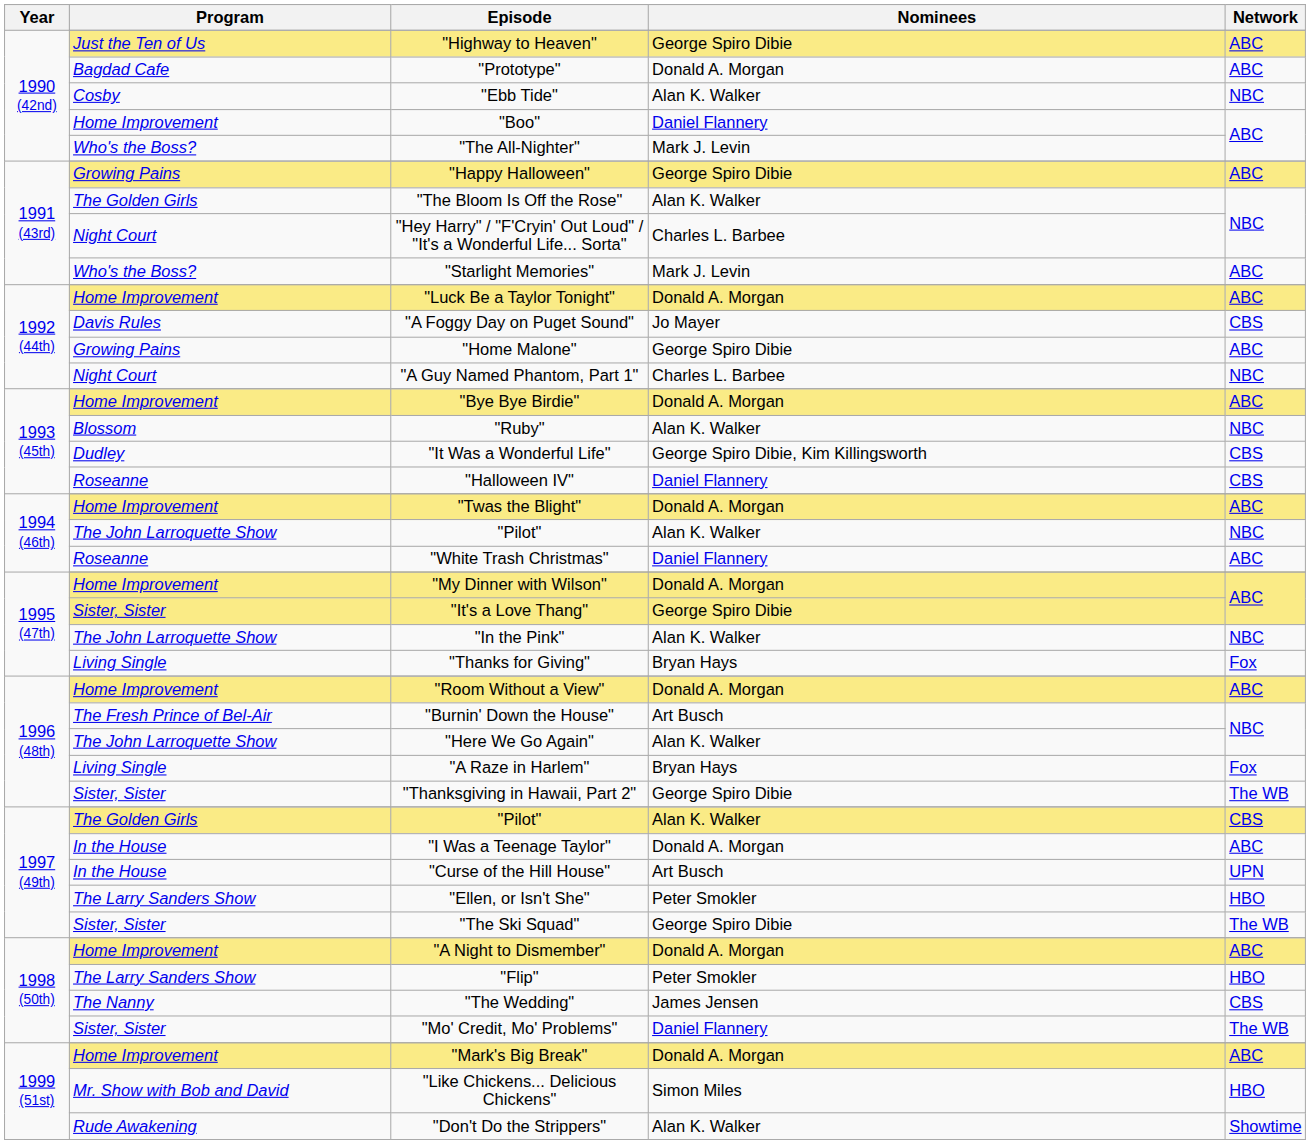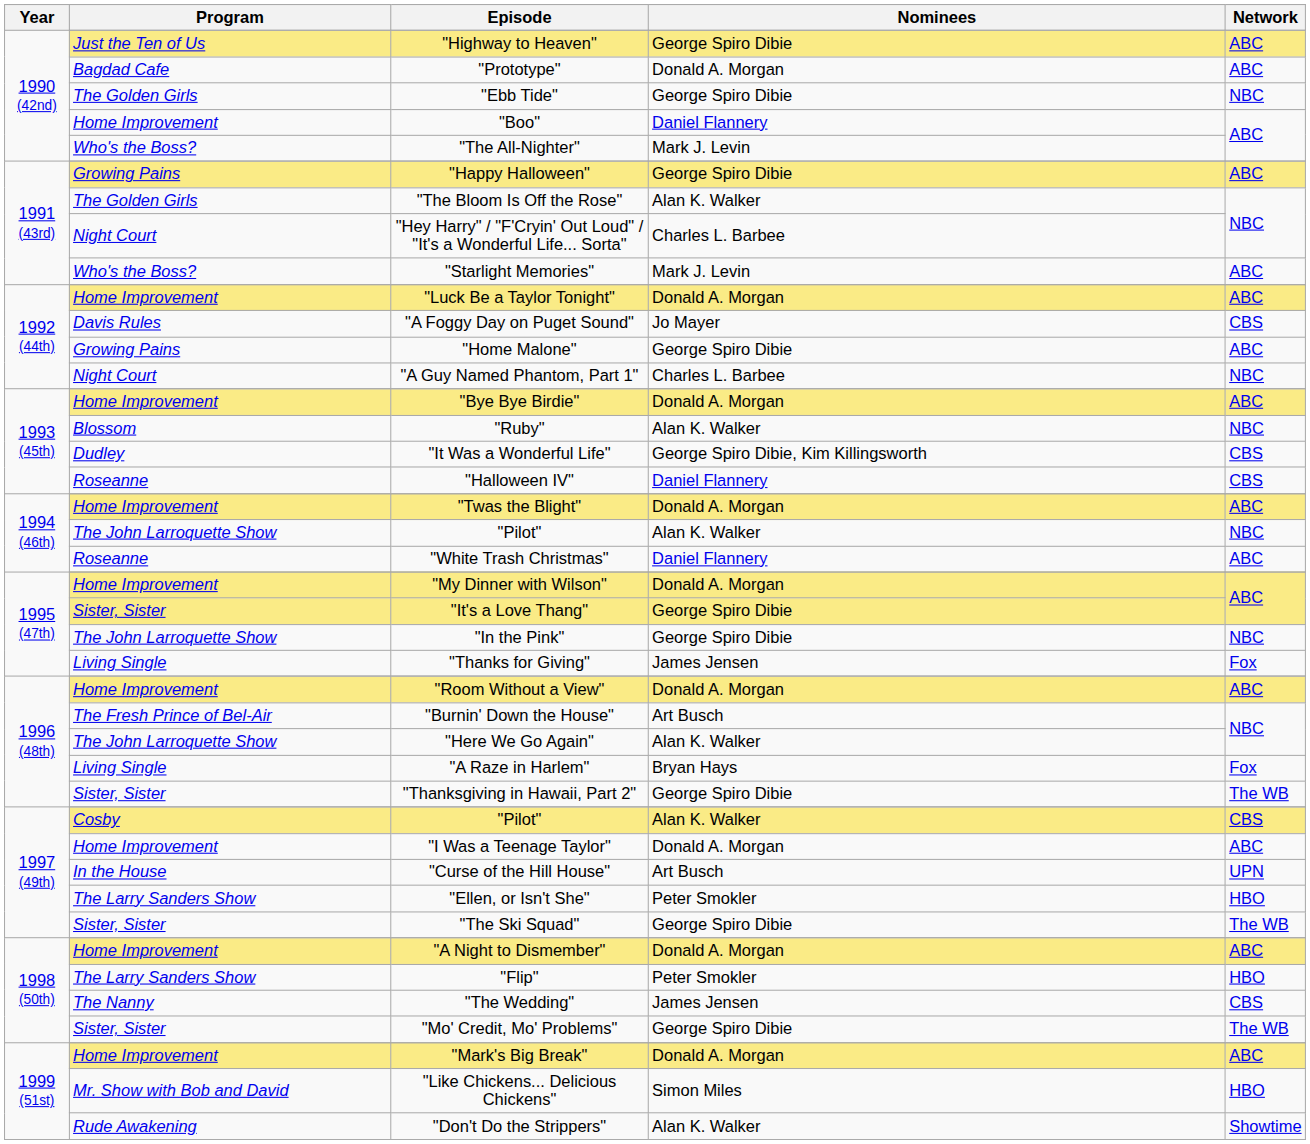(96, 95) Cosby -> (135, 95) The Golden Girls
(706, 95) Alan K. Walker -> (722, 95) George Spiro Dibie
(706, 637) Alan K. Walker -> (722, 637) George Spiro Dibie
(695, 663) Bryan Hays -> (705, 663) James Jensen
(135, 820) The Golden Girls -> (96, 820) Cosby
(120, 846) In the House -> (145, 846) Home Improvement
(710, 1029) Daniel Flannery -> (722, 1029) George Spiro Dibie
